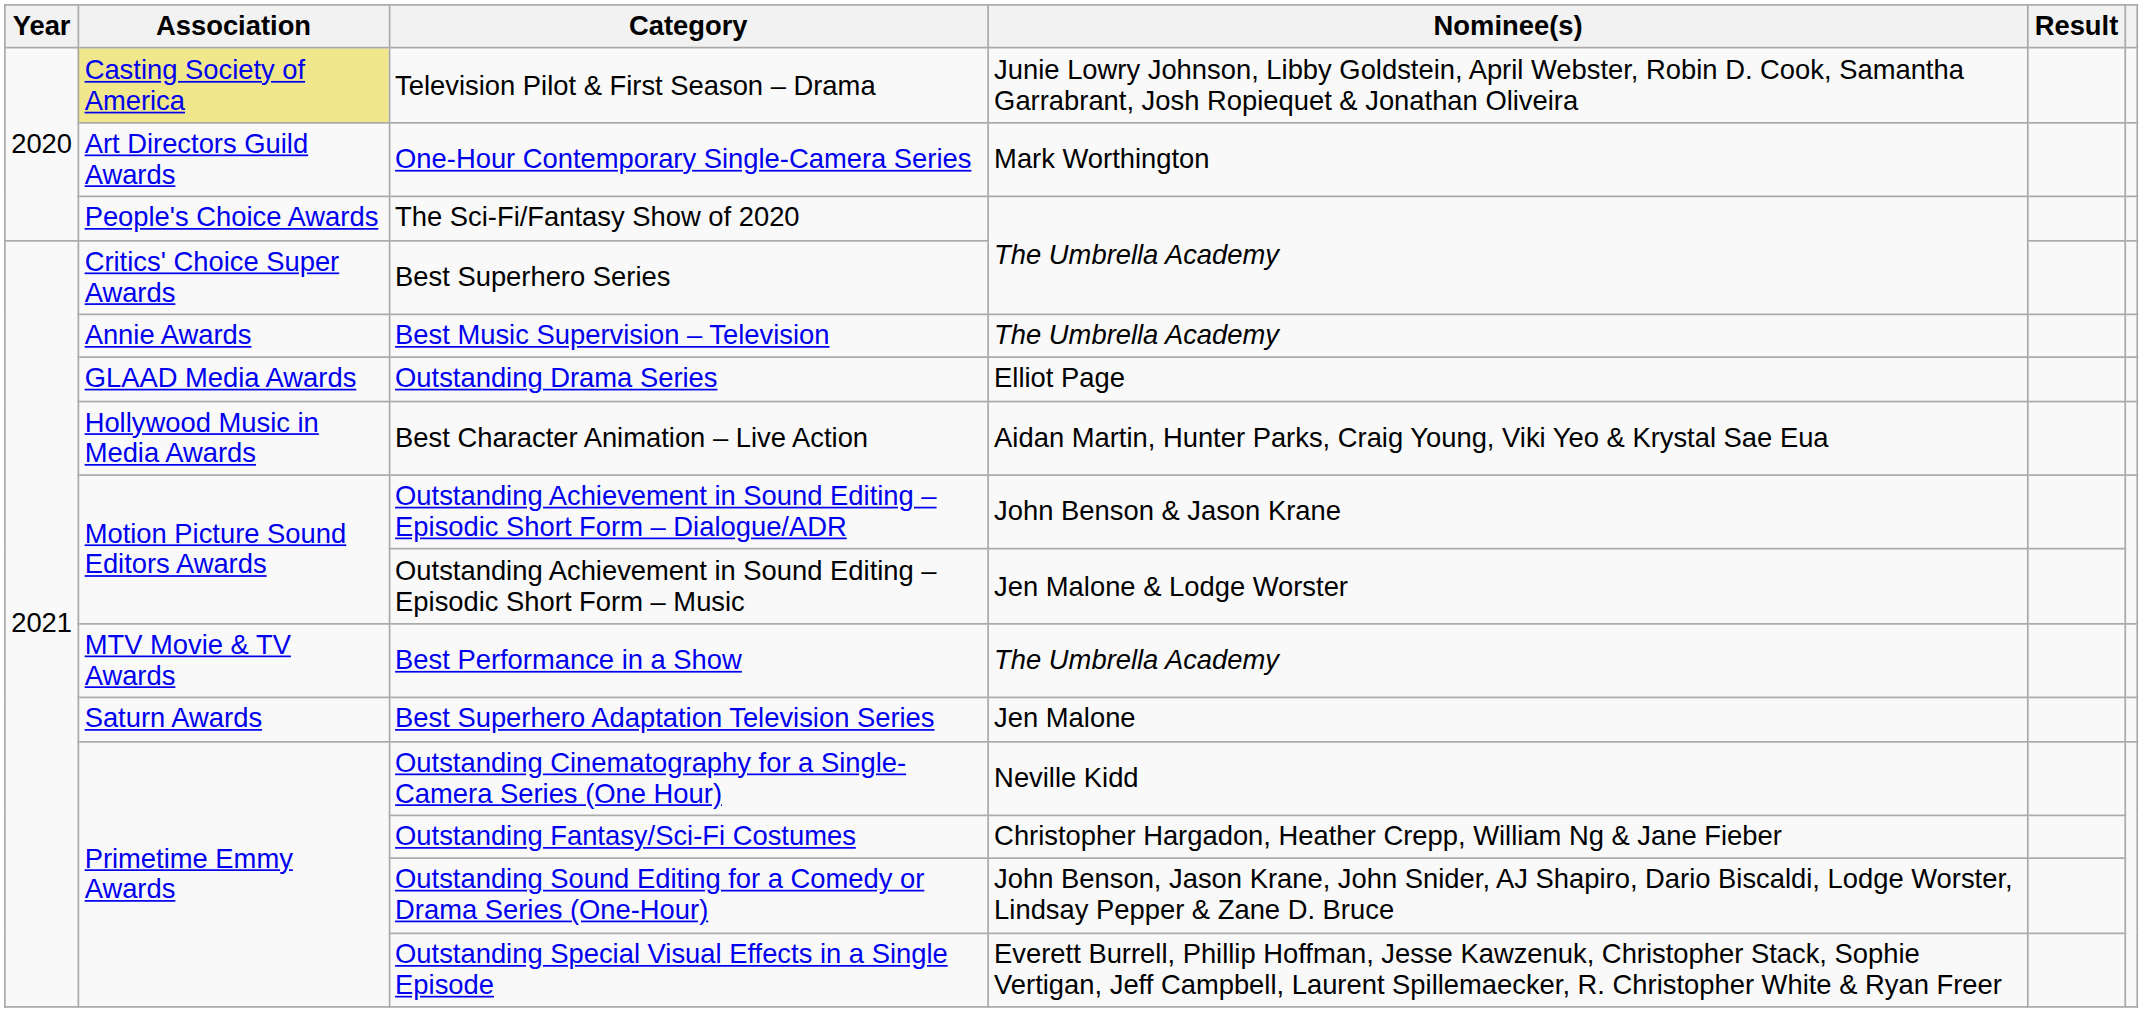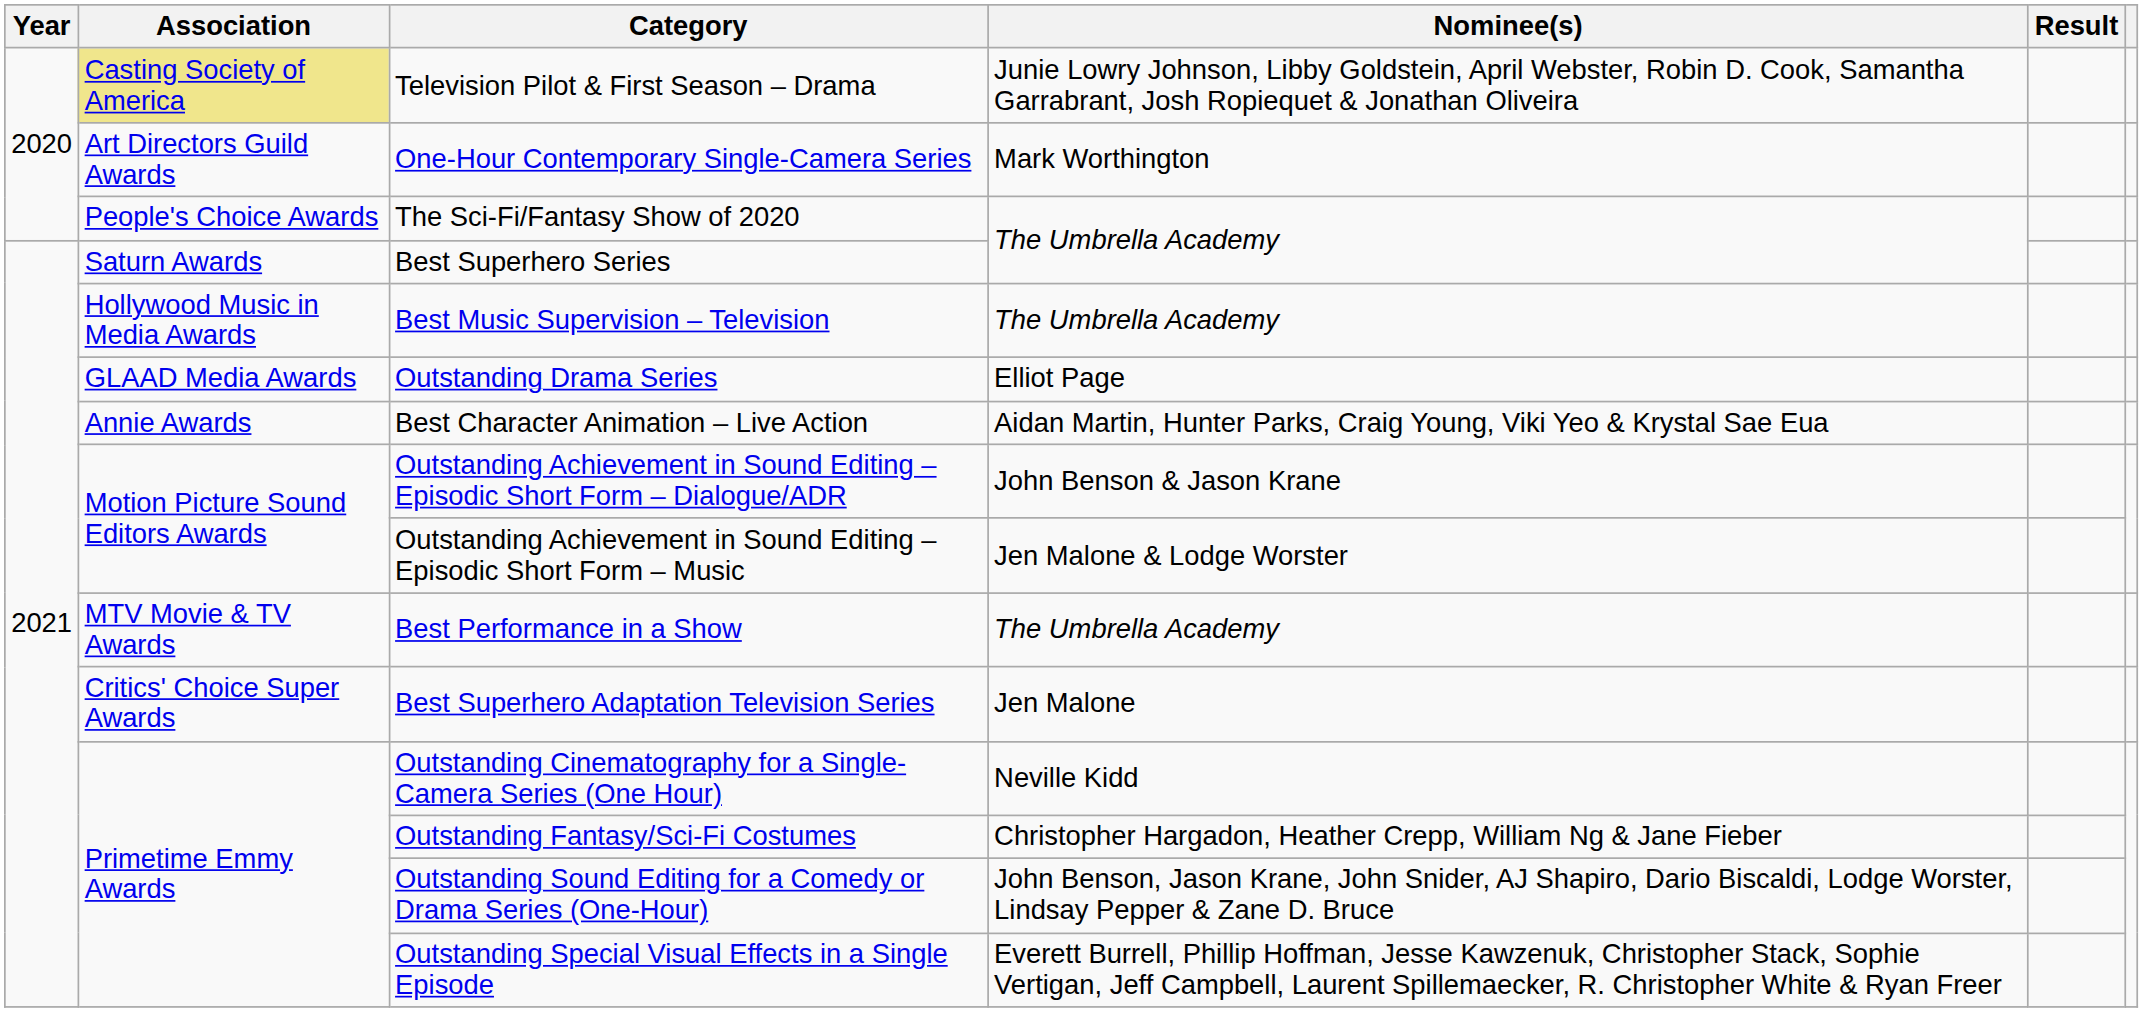(212, 276) Critics' Choice Super Awards -> (173, 261) Saturn Awards
(168, 335) Annie Awards -> (202, 320) Hollywood Music in Media Awards
(202, 437) Hollywood Music in Media Awards -> (168, 422) Annie Awards
(173, 718) Saturn Awards -> (212, 703) Critics' Choice Super Awards
